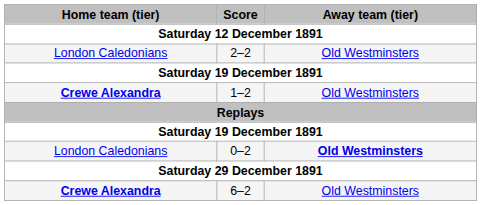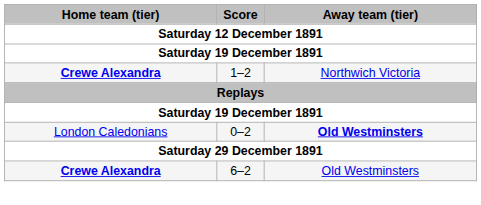- row: (111, 54)
(370, 93) Old Westminsters -> (370, 73) Northwich Victoria
